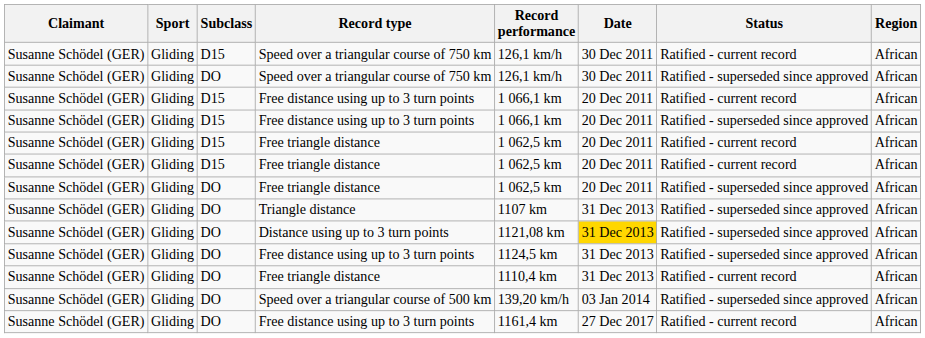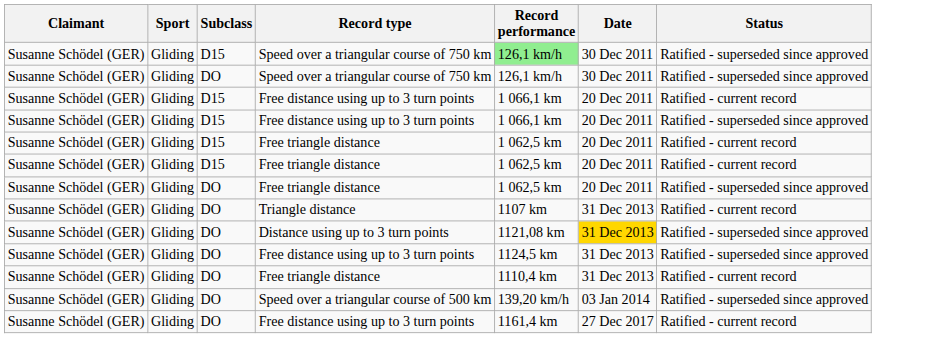- column: (896, 23)
(530, 53) no background -> (530, 53) lightgreen background
(728, 53) Ratified - current record -> (764, 53) Ratified - superseded since approved
(764, 210) Ratified - superseded since approved -> (728, 210) Ratified - current record
